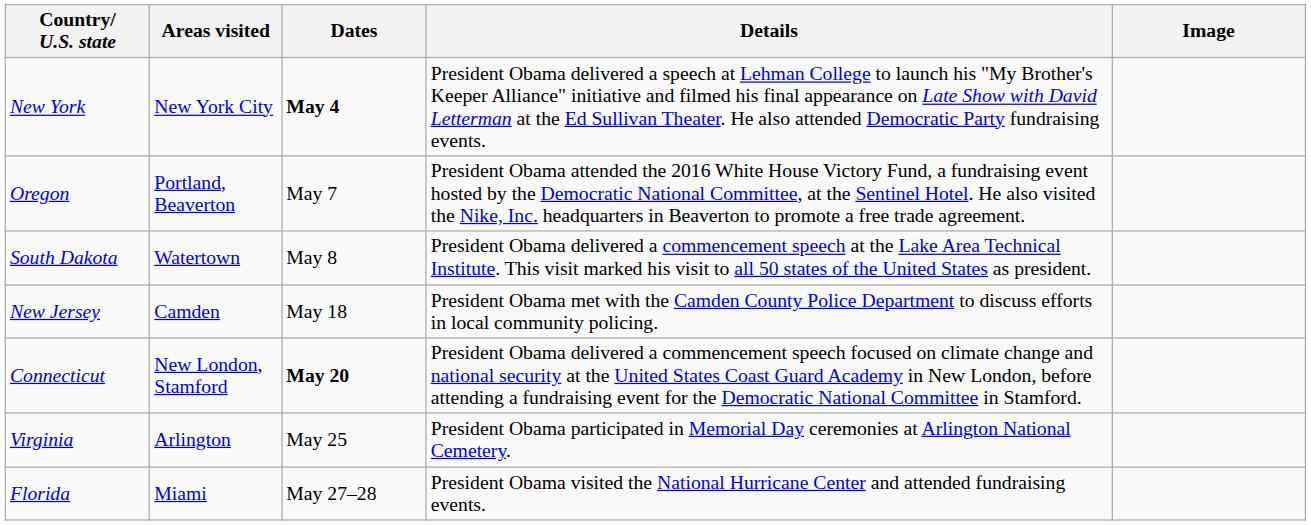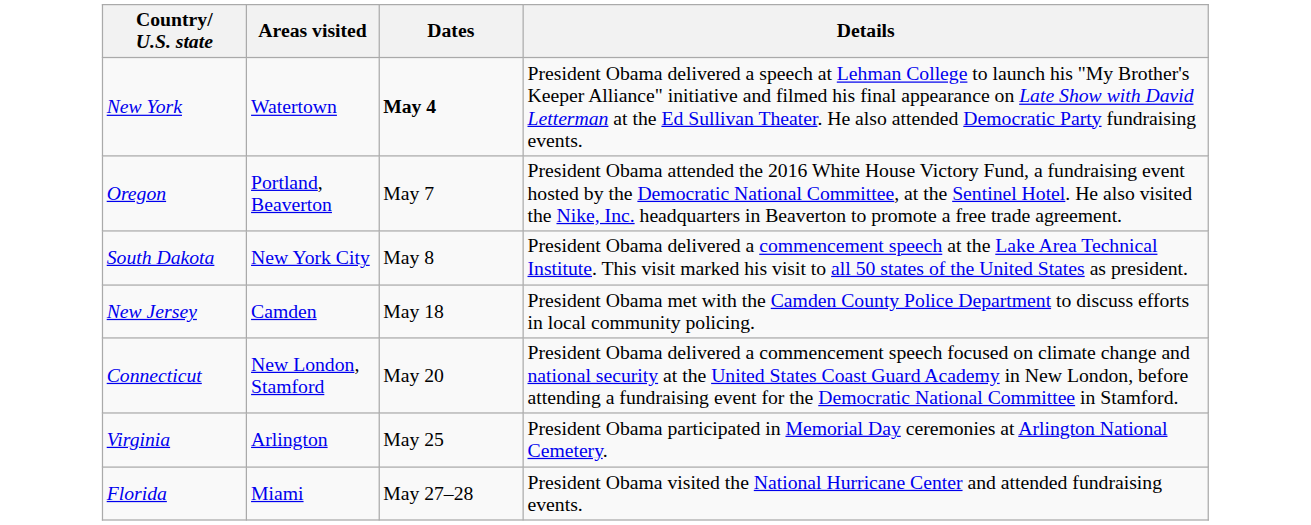- column: (1209, 31)
(214, 106) New York City -> (294, 106) Watertown
(197, 257) Watertown -> (310, 257) New York City
(318, 375) bold -> (413, 375) normal
